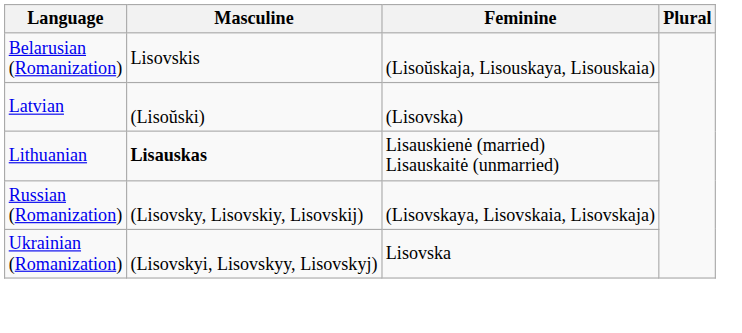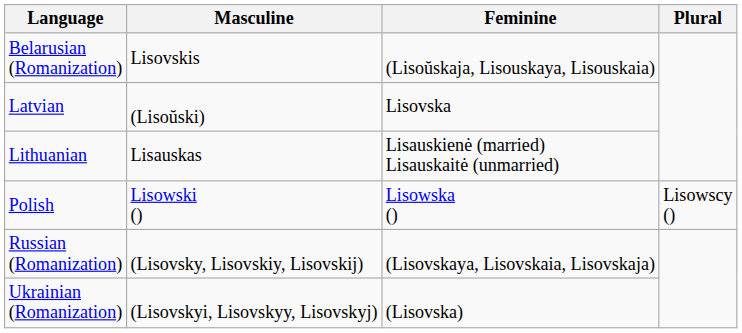(424, 116) (Lisovska) -> (418, 106) Lisovska
(169, 155) bold -> (166, 155) normal
+ row: (31, 204)
(418, 253) Lisovska -> (424, 312) (Lisovska)
